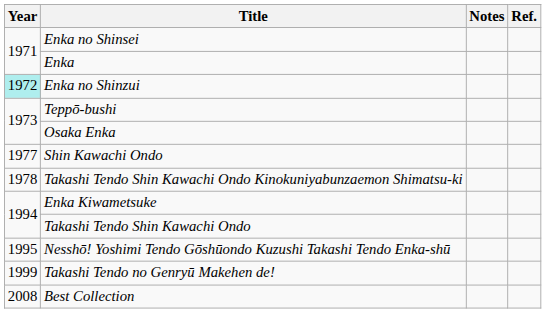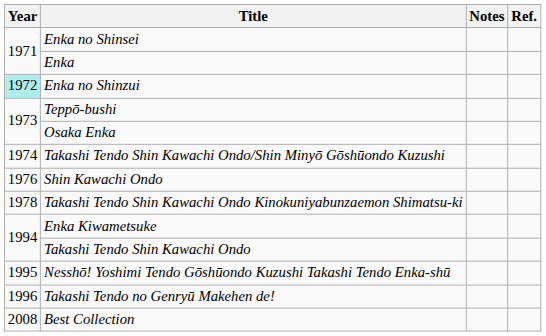+ row: (245, 156)
(23, 156) 1977 -> (23, 179) 1976
(23, 272) 1999 -> (23, 296) 1996
